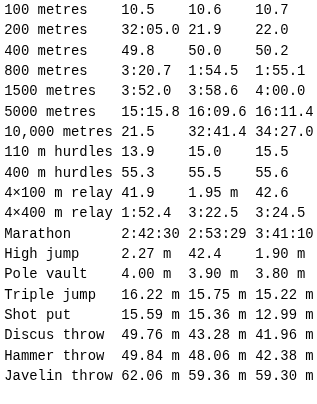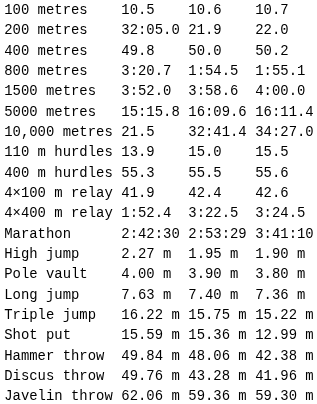(213, 193) 1.95 m -> (205, 193) 42.4
(205, 254) 42.4 -> (213, 254) 1.95 m
+ row: (42, 295)
rows swapped: (54, 336) <-> (54, 356)
